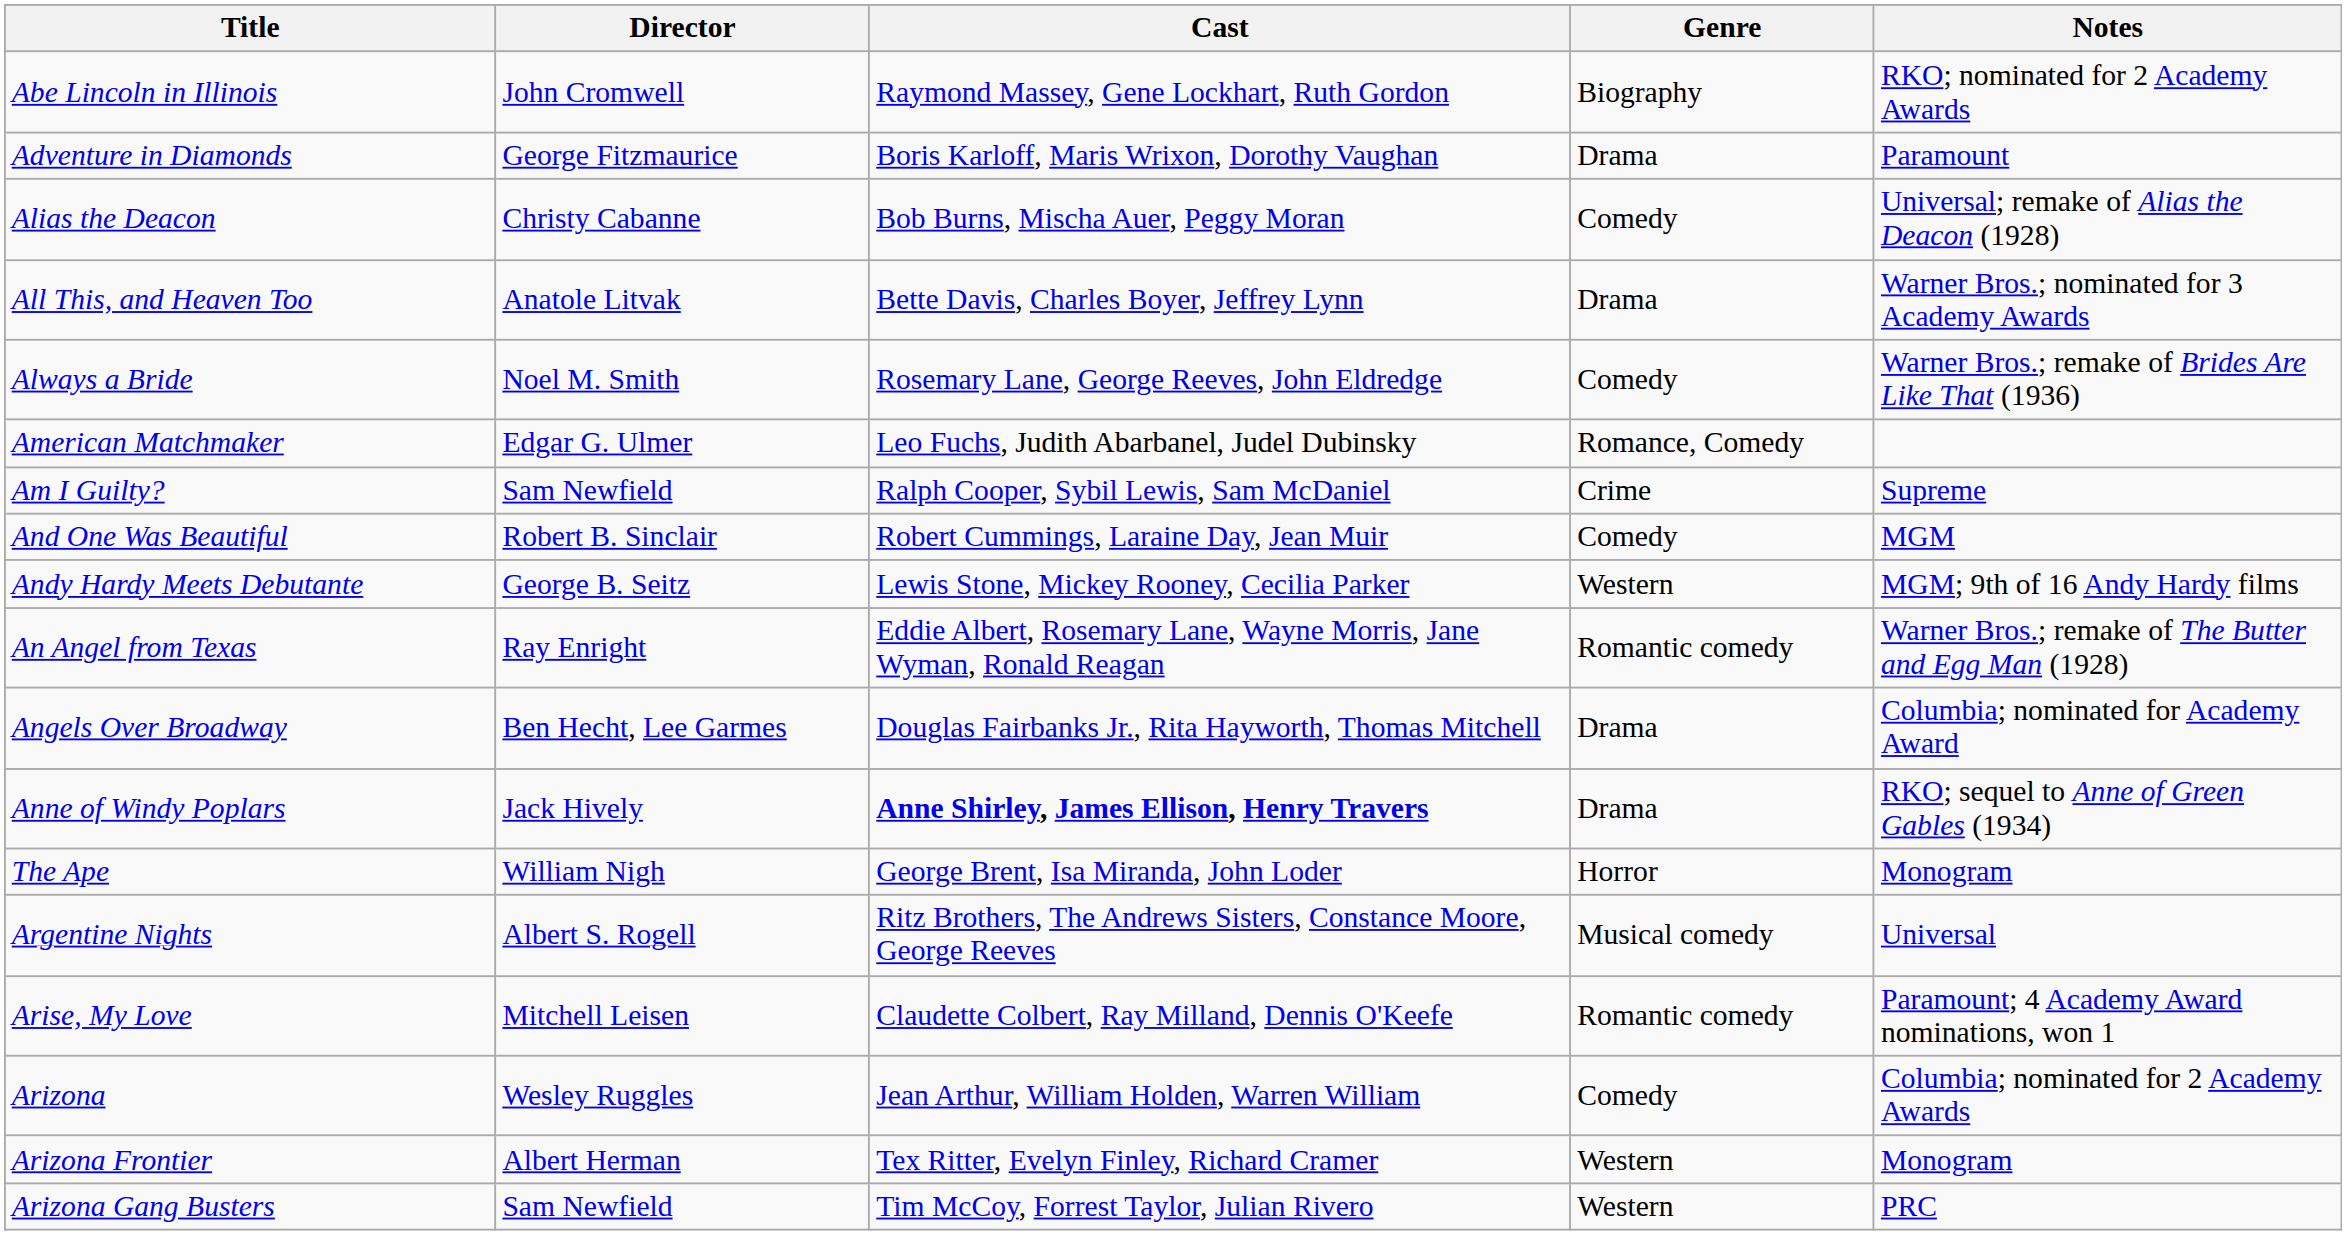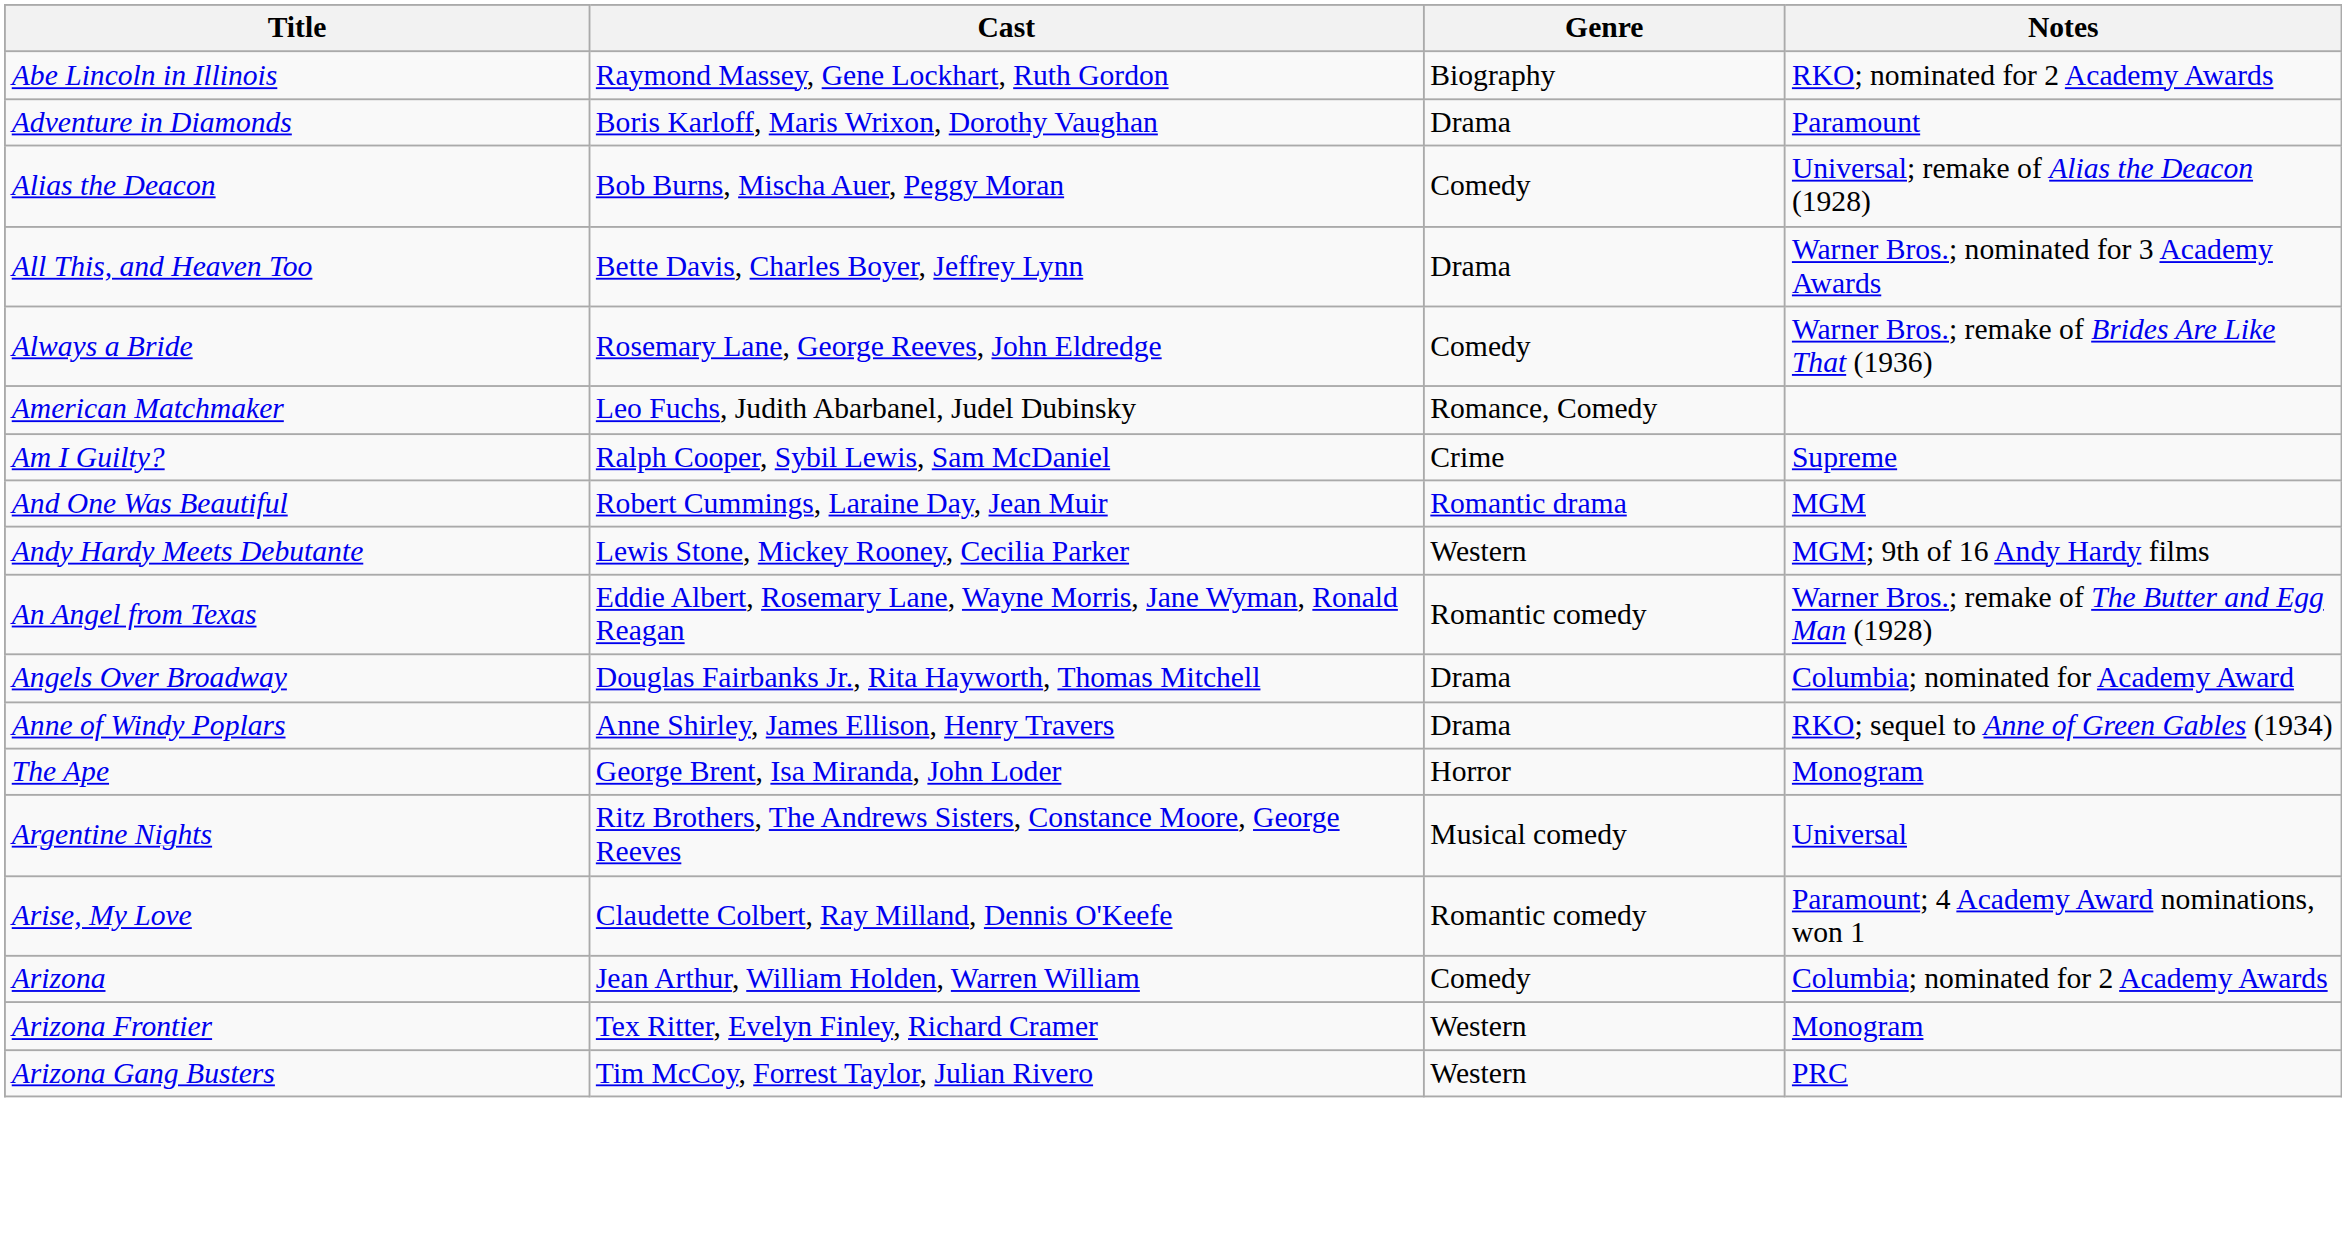- column: (683, 27)
(1627, 536) Comedy -> (1529, 503) Romantic drama
(1152, 807) bold -> (855, 724) normal
